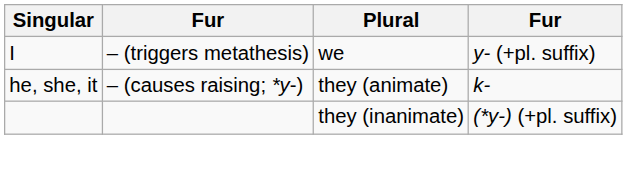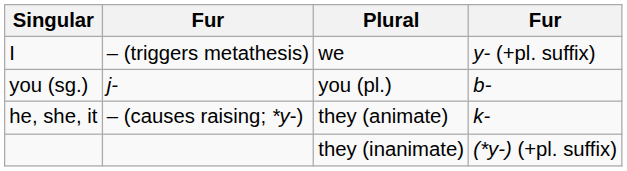+ row: (49, 85)
